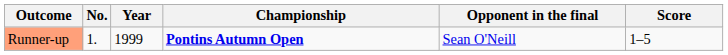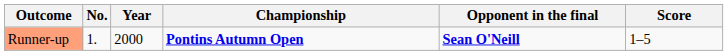(129, 38) 1999 -> (129, 38) 2000
(479, 38) normal -> (481, 38) bold
